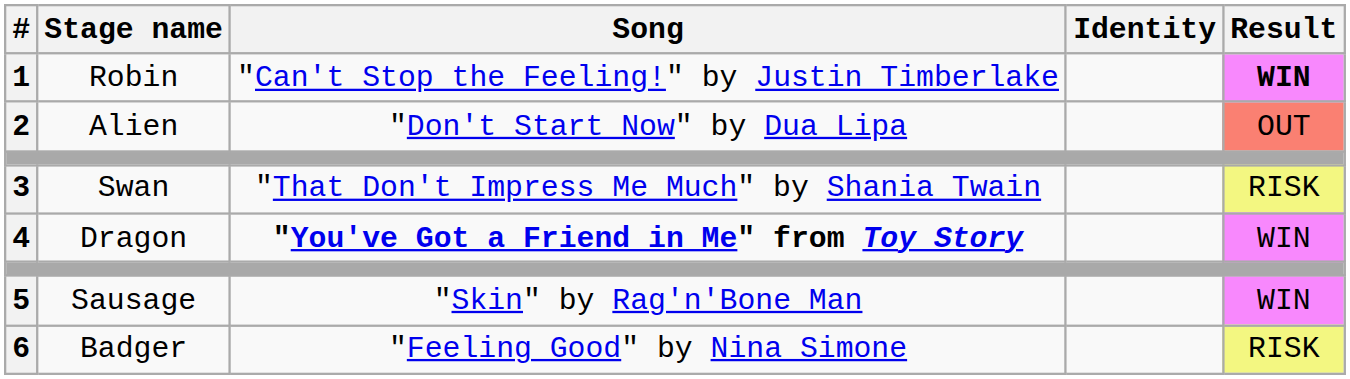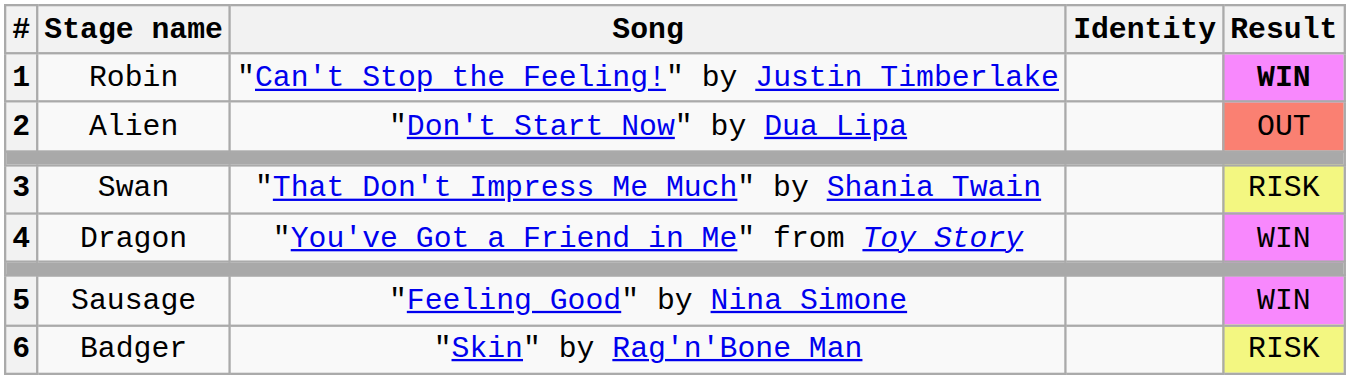(648, 238) bold -> (648, 238) normal
(648, 300) "Skin" by Rag'n'Bone Man -> (648, 300) "Feeling Good" by Nina Simone
(648, 349) "Feeling Good" by Nina Simone -> (648, 349) "Skin" by Rag'n'Bone Man
